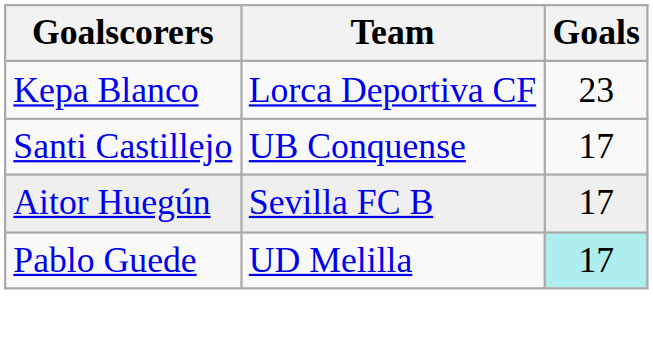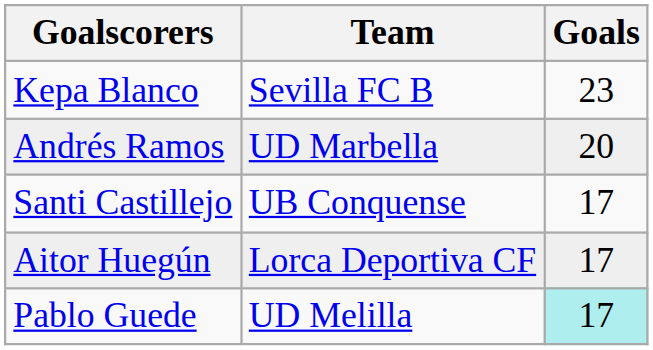(392, 89) Lorca Deportiva CF -> (341, 89) Sevilla FC B
+ row: (119, 145)
(341, 202) Sevilla FC B -> (392, 259) Lorca Deportiva CF
